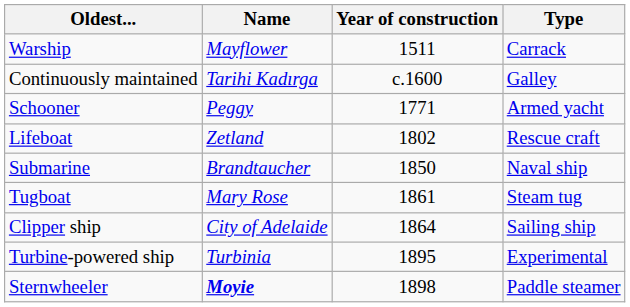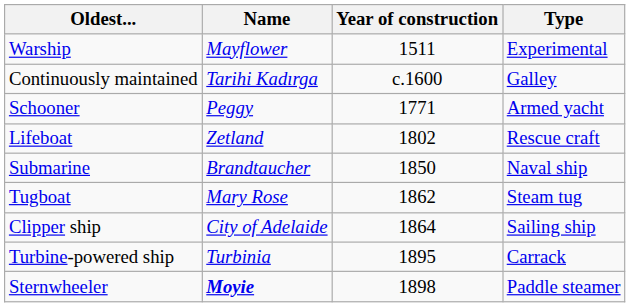(536, 49) Carrack -> (557, 49) Experimental
(417, 197) 1861 -> (417, 197) 1862
(557, 256) Experimental -> (536, 256) Carrack
